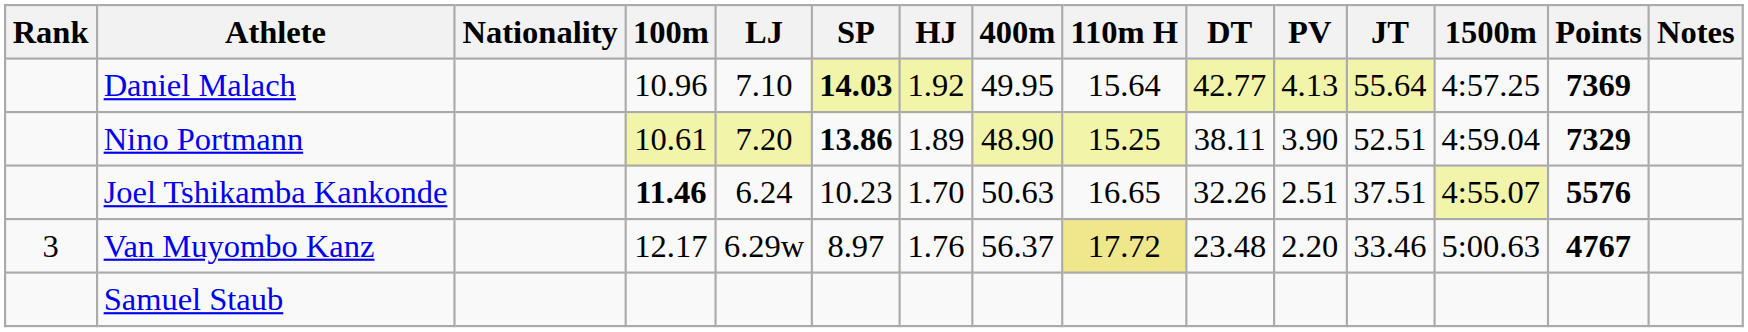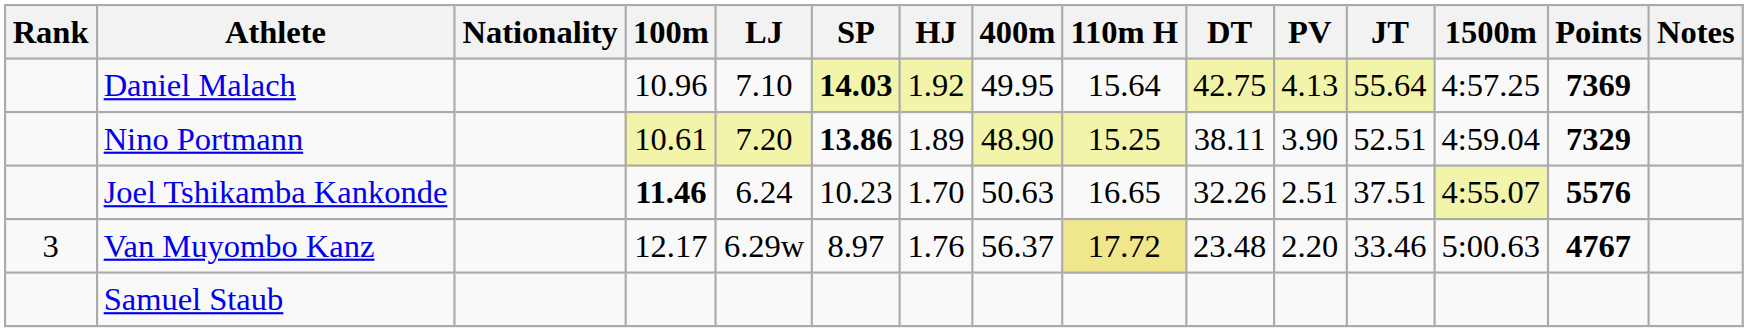(1230, 85) 42.77 -> (1230, 85) 42.75
